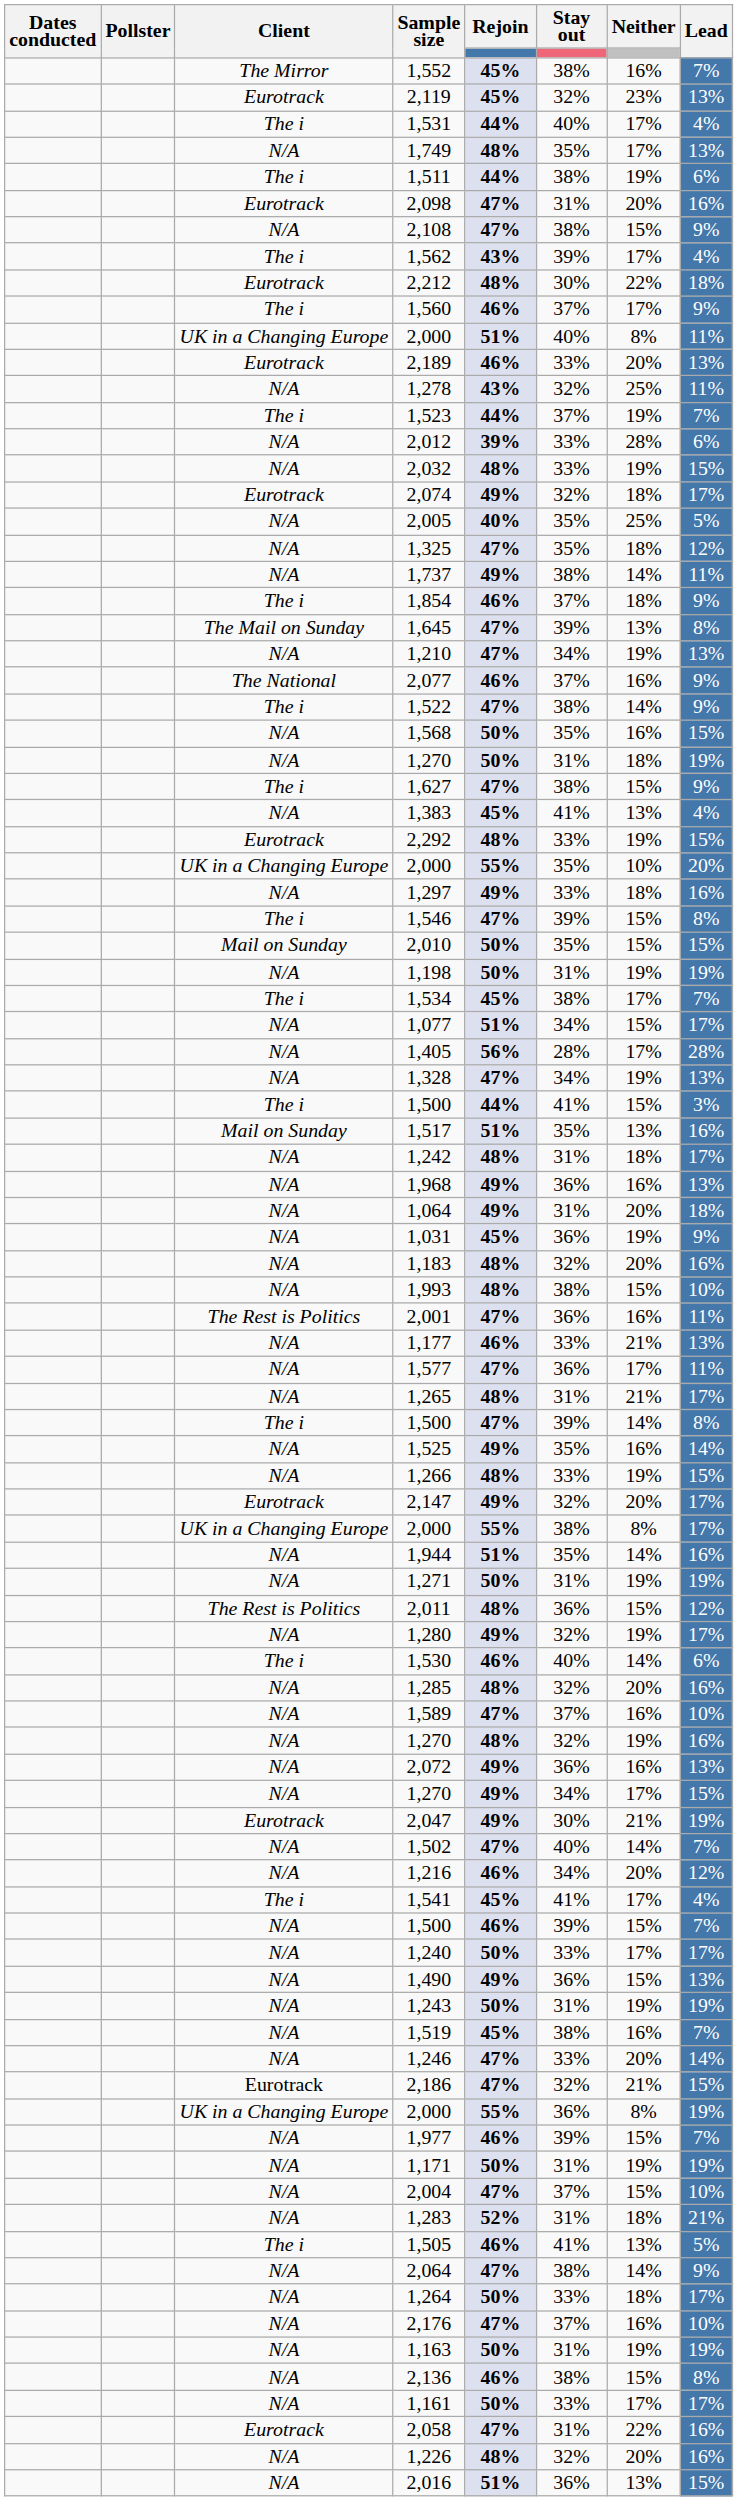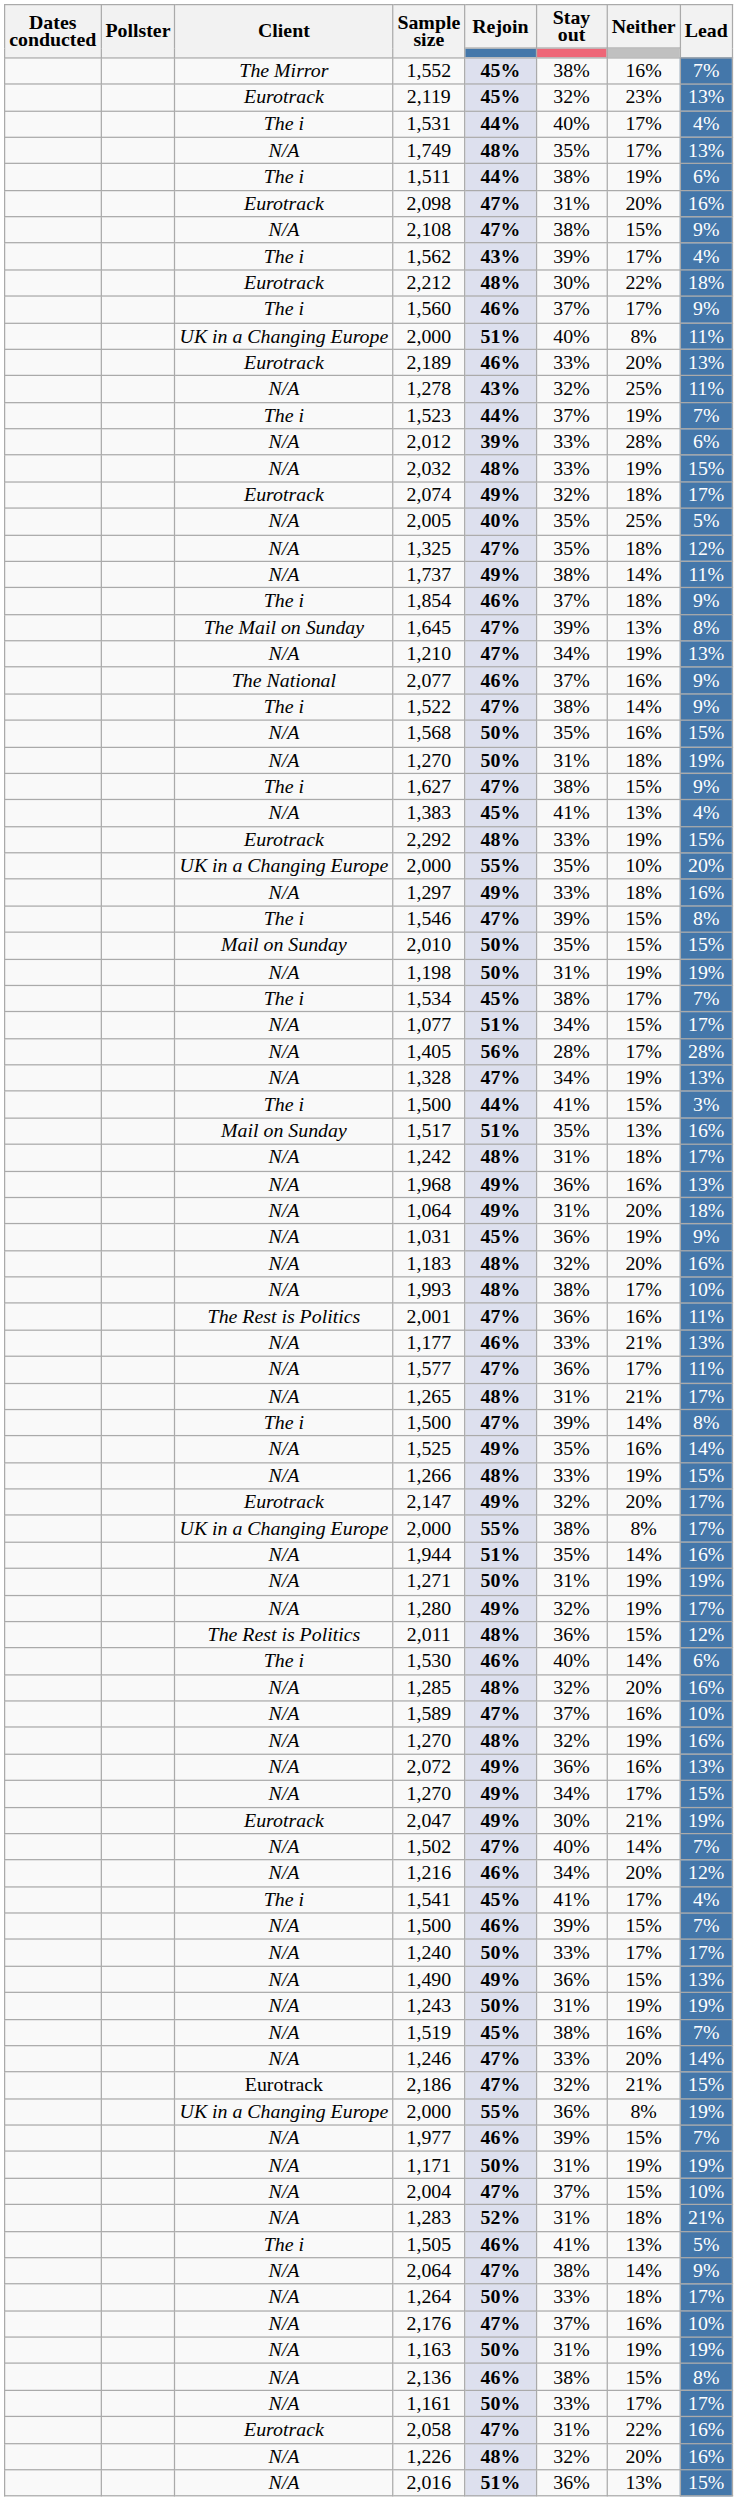(644, 1289) 15% -> (644, 1289) 17%
rows swapped: (284, 1608) <-> (284, 1634)
